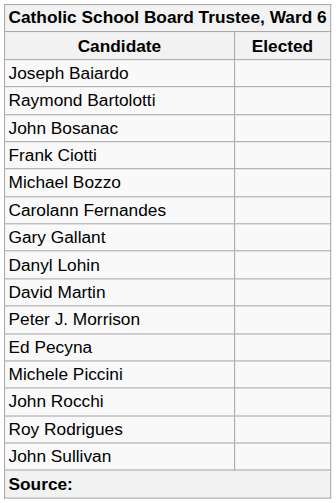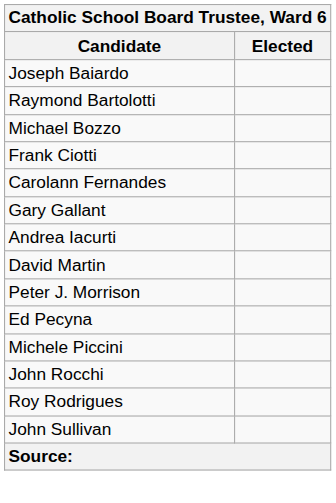- row: (63, 127)
rows swapped: (65, 182) <-> (53, 155)
+ row: (62, 237)
- row: (54, 264)
